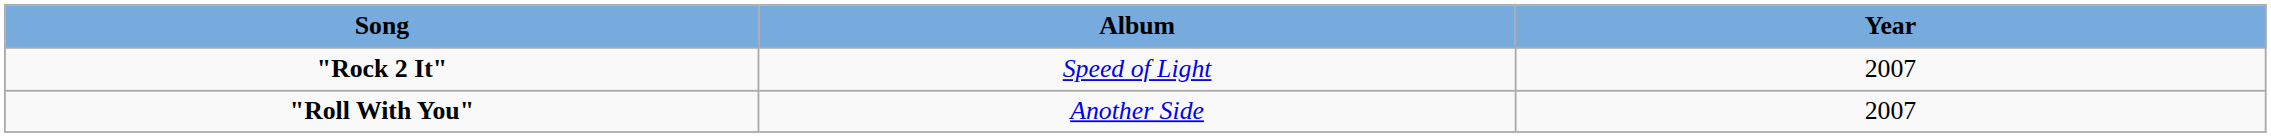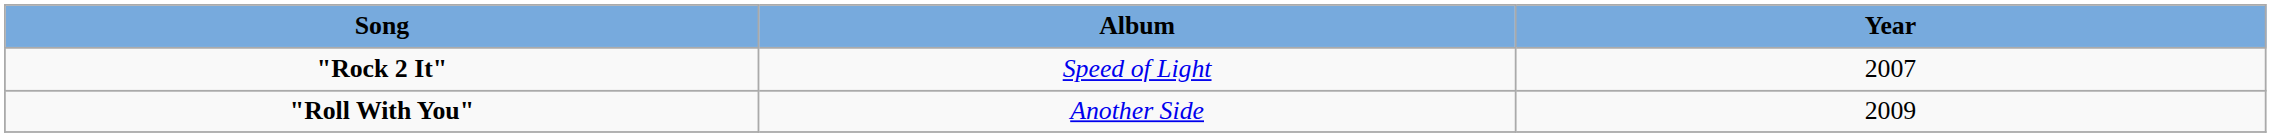(1890, 110) 2007 -> (1890, 110) 2009
